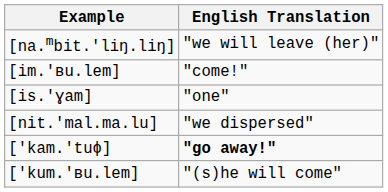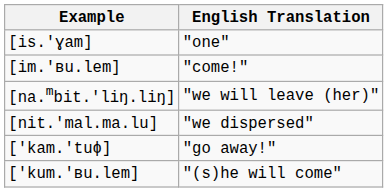rows swapped: (50, 98) <-> (92, 45)
(230, 148) bold -> (230, 148) normal
